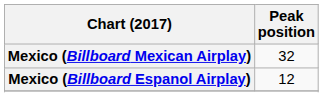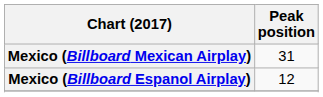(286, 56) 32 -> (286, 56) 31
